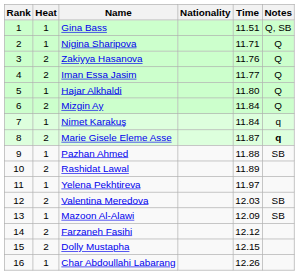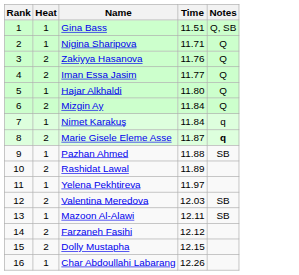- column: (205, 12)
(248, 216) 12.09 -> (192, 216) 12.11
